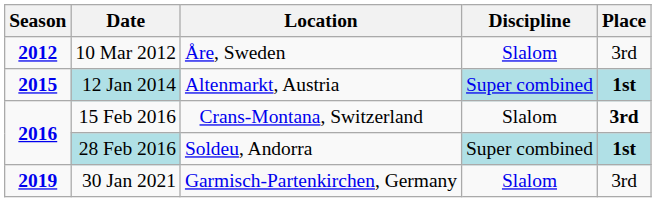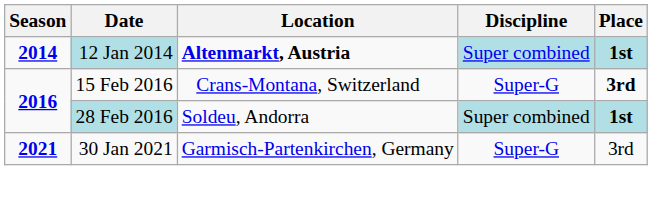- row: (126, 52)
(38, 84) 2015 -> (38, 52) 2014
(262, 84) normal -> (266, 52) bold
(529, 116) Slalom -> (526, 84) Super-G
(38, 181) 2019 -> (38, 149) 2021
(529, 181) Slalom -> (526, 149) Super-G
